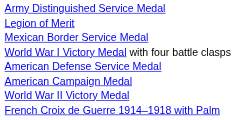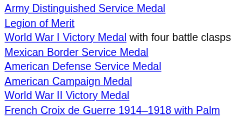rows swapped: (77, 38) <-> (118, 52)
